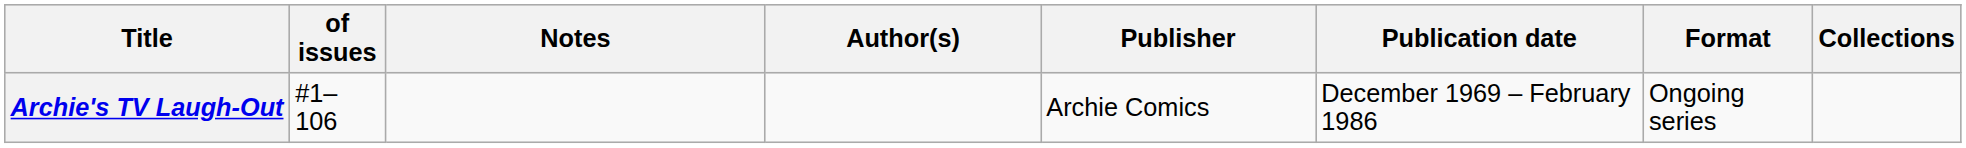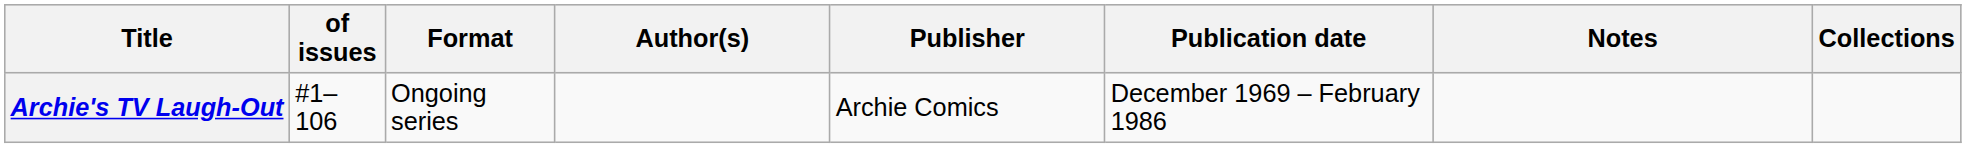columns swapped: (1728, 38) <-> (575, 38)
